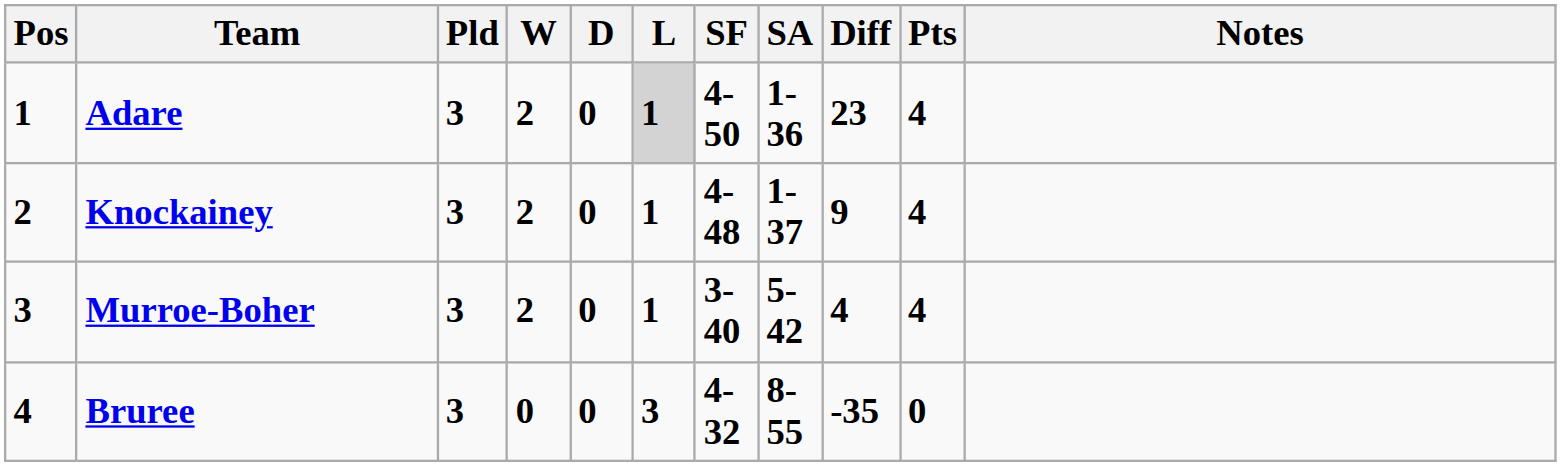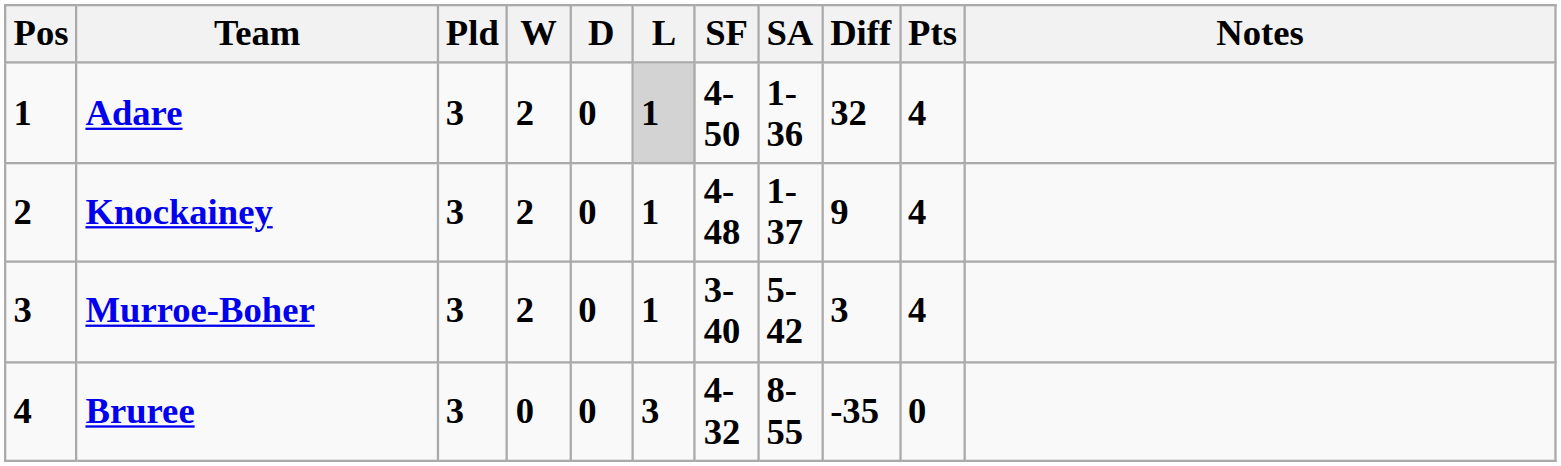(848, 112) 23 -> (848, 112) 32
(839, 310) 4 -> (839, 310) 3
